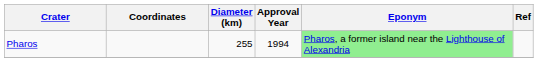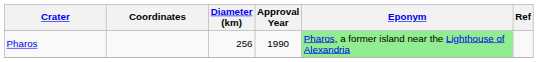(244, 44) 255 -> (244, 44) 256
(278, 44) 1994 -> (278, 44) 1990
